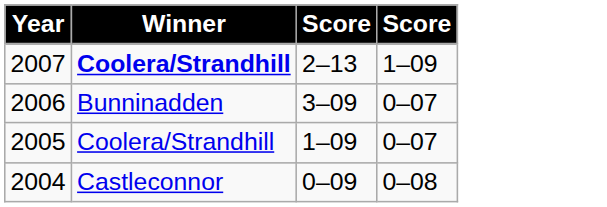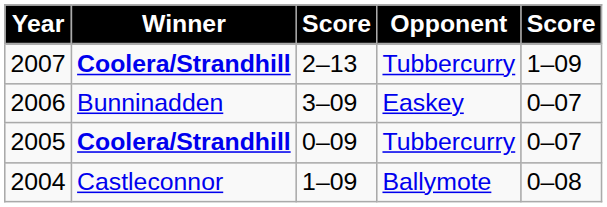+ column: (449, 24)
(176, 142) normal -> (184, 142) bold
(330, 142) 1–09 -> (330, 142) 0–09
(330, 181) 0–09 -> (330, 181) 1–09
